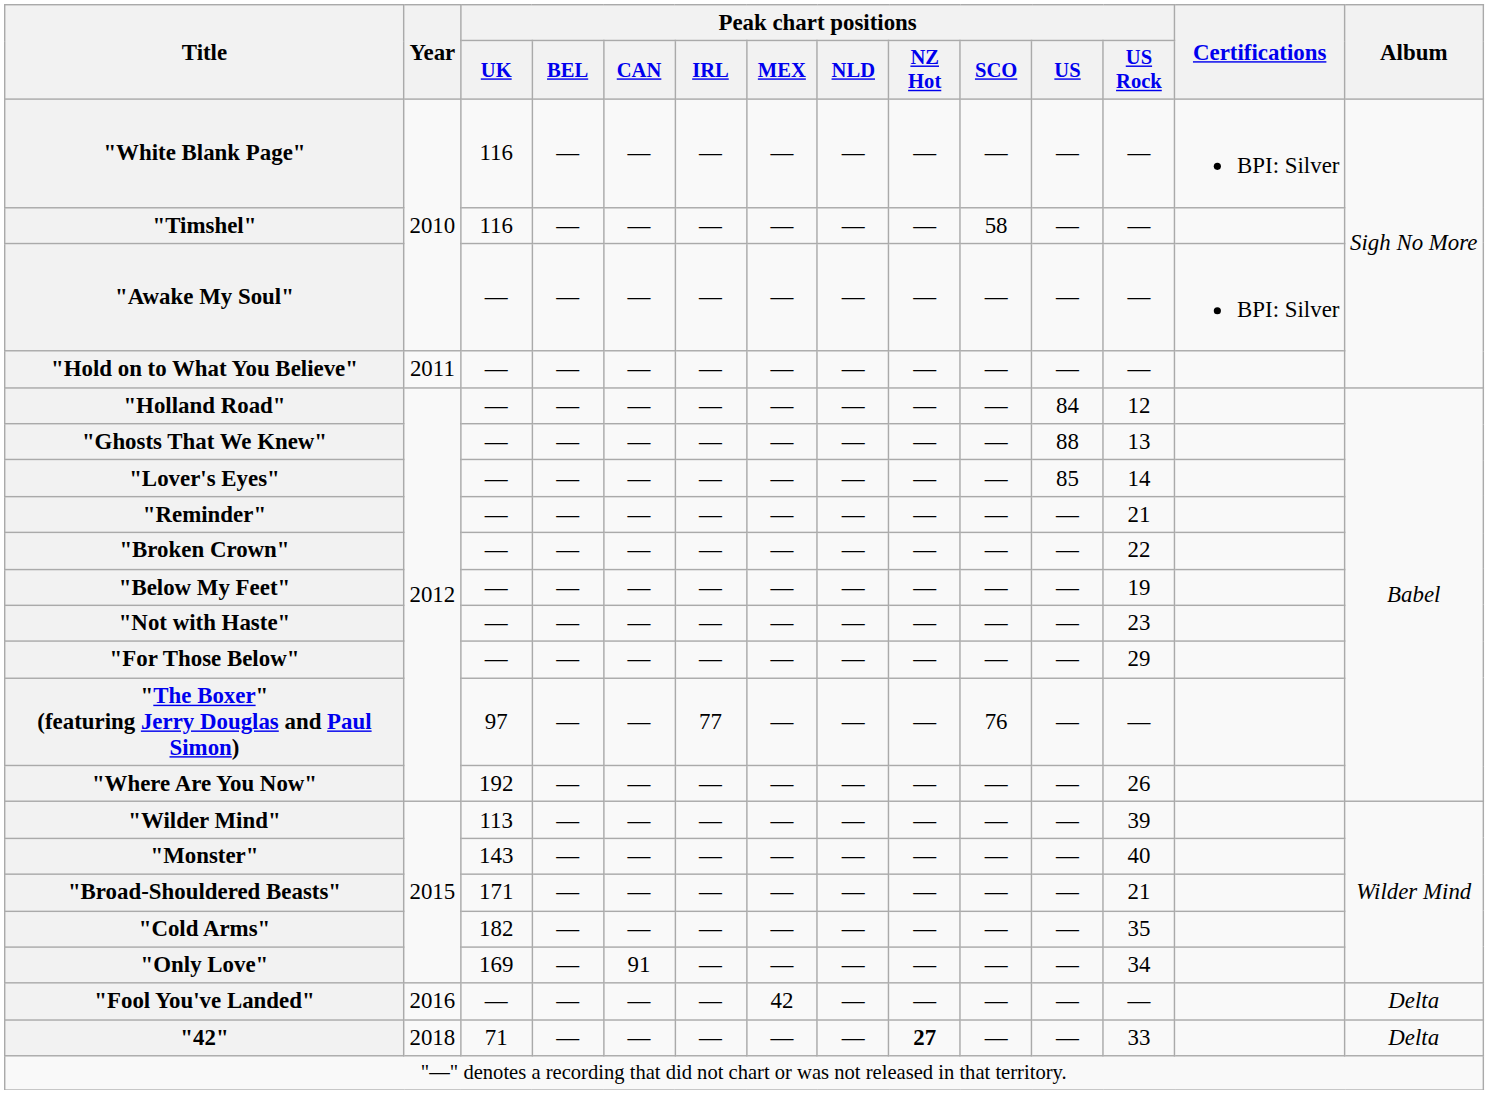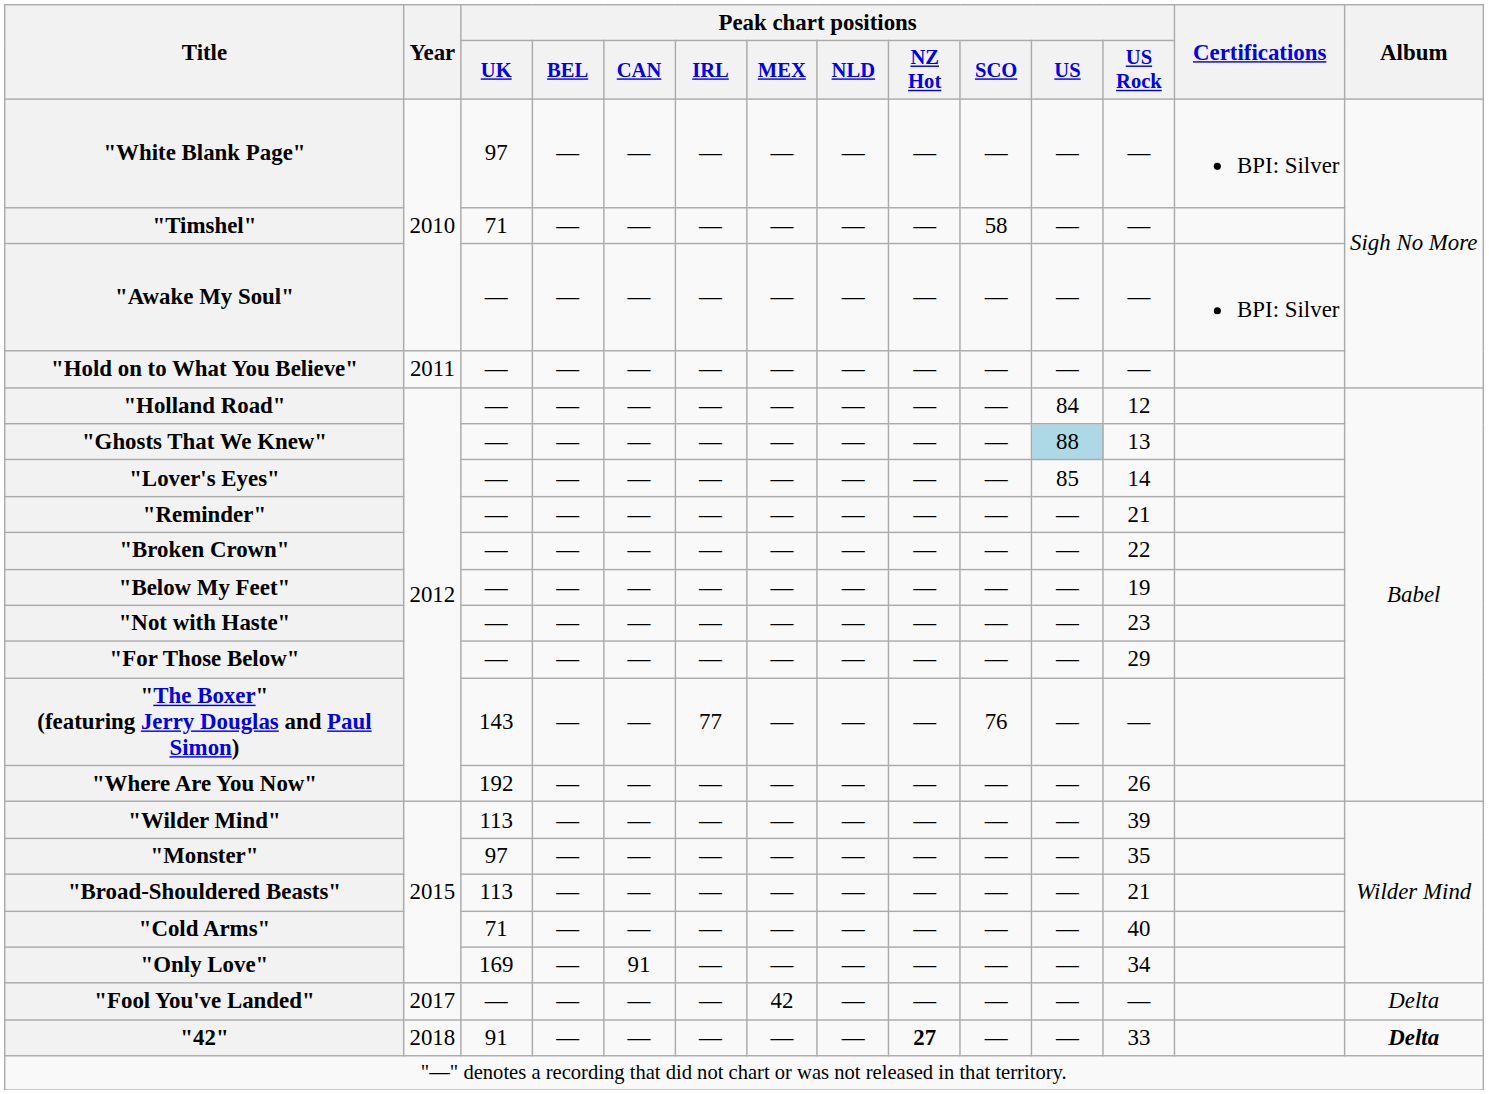(496, 152) 116 -> (496, 152) 97
(496, 224) 116 -> (496, 224) 71
(1068, 441) no background -> (1068, 441) lightblue background
(496, 721) 97 -> (496, 721) 143
(496, 855) 143 -> (496, 855) 97
(1139, 855) 40 -> (1139, 855) 35
(496, 892) 171 -> (496, 892) 113
(496, 928) 182 -> (496, 928) 71
(1139, 928) 35 -> (1139, 928) 40
(432, 1001) 2016 -> (432, 1001) 2017
(496, 1037) 71 -> (496, 1037) 91
(1414, 1037) normal -> (1414, 1037) bold
